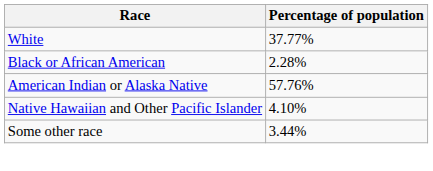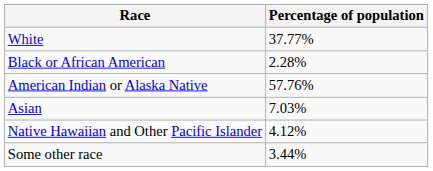+ row: (25, 108)
(288, 108) 4.10% -> (288, 131) 4.12%
